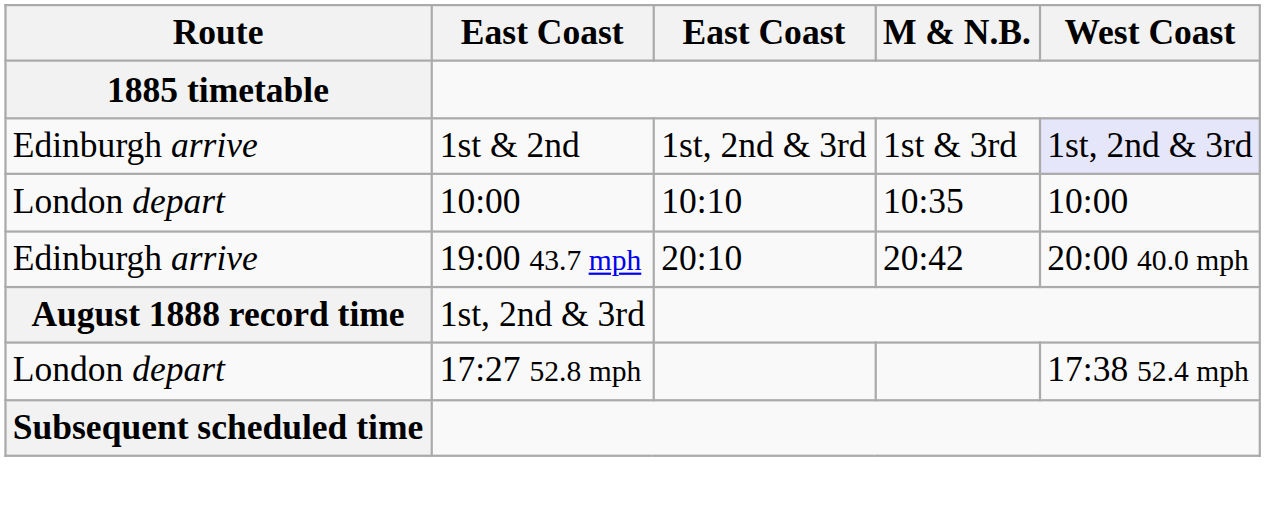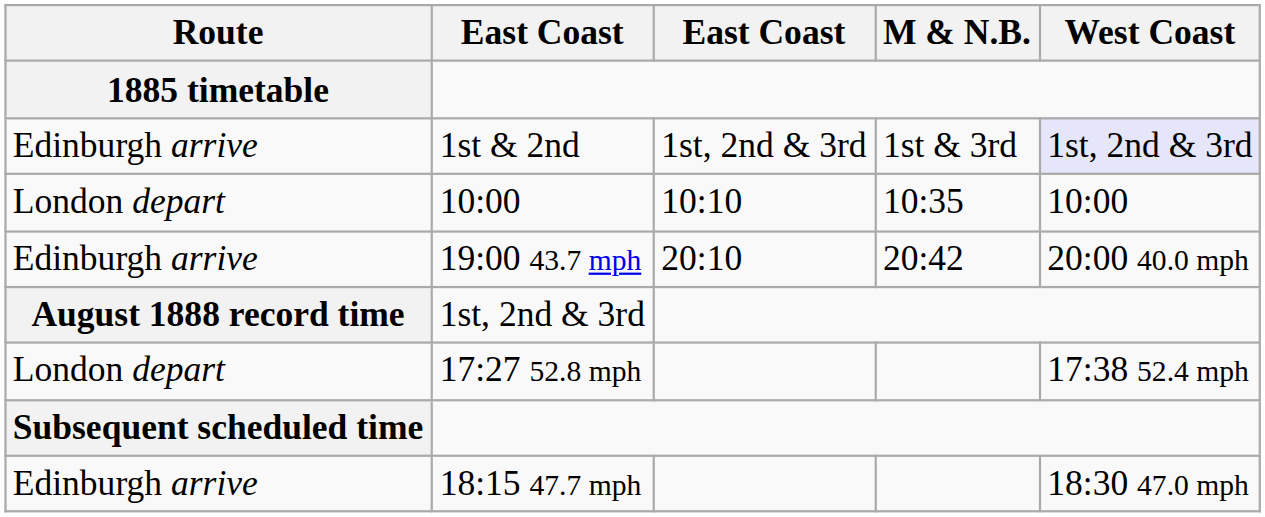+ row: (540, 483)
